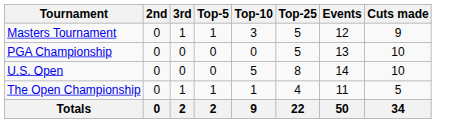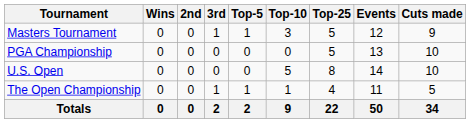+ column: (160, 14)
